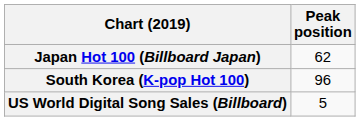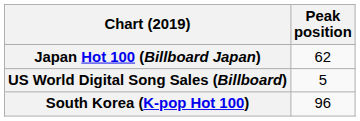rows swapped: (147, 80) <-> (147, 103)
